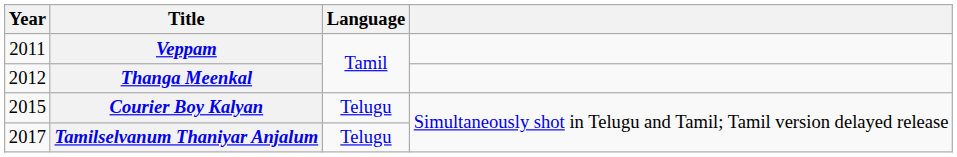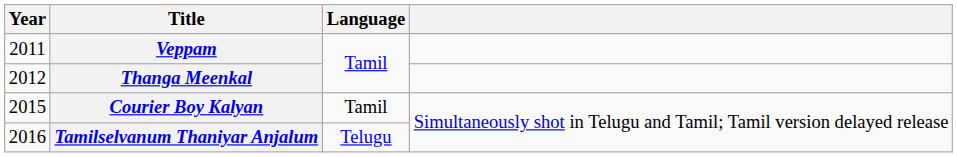(366, 107) Telugu -> (366, 107) Tamil
(27, 136) 2017 -> (27, 136) 2016
